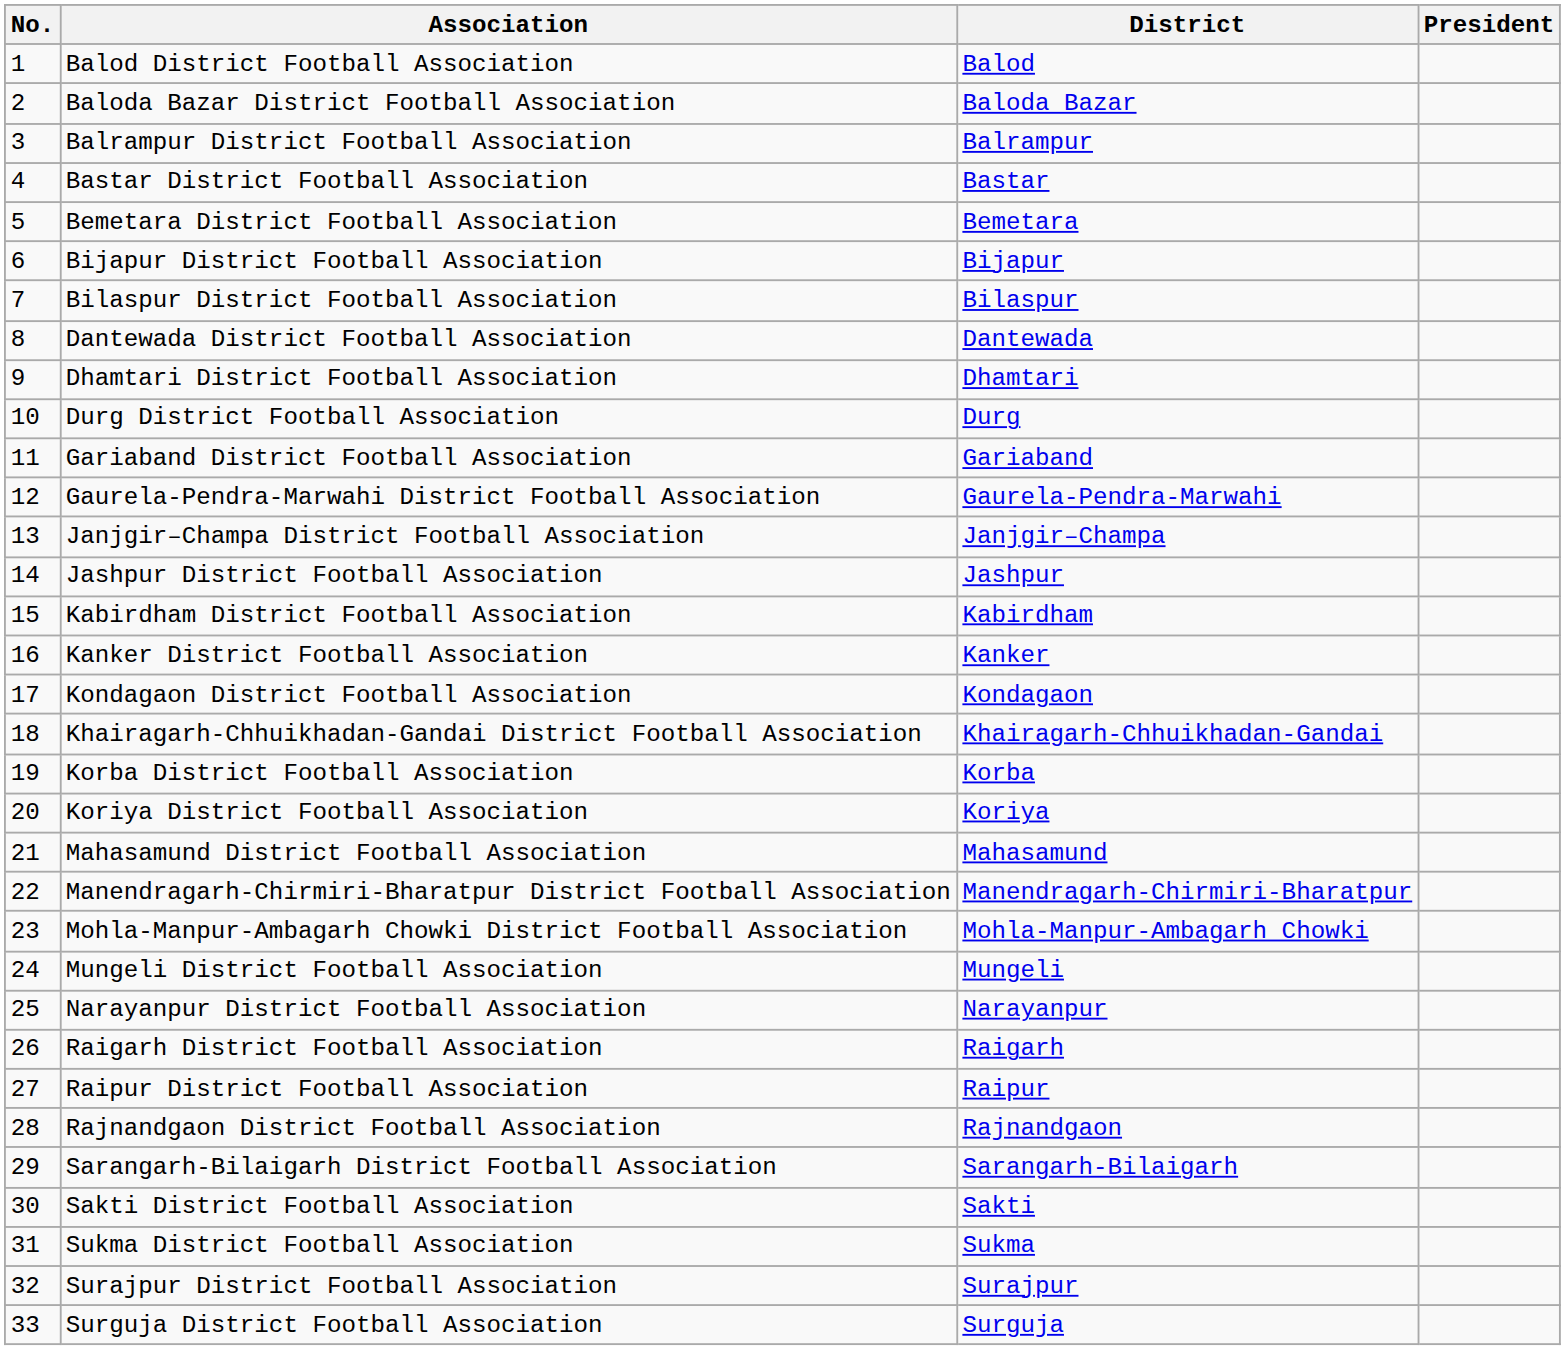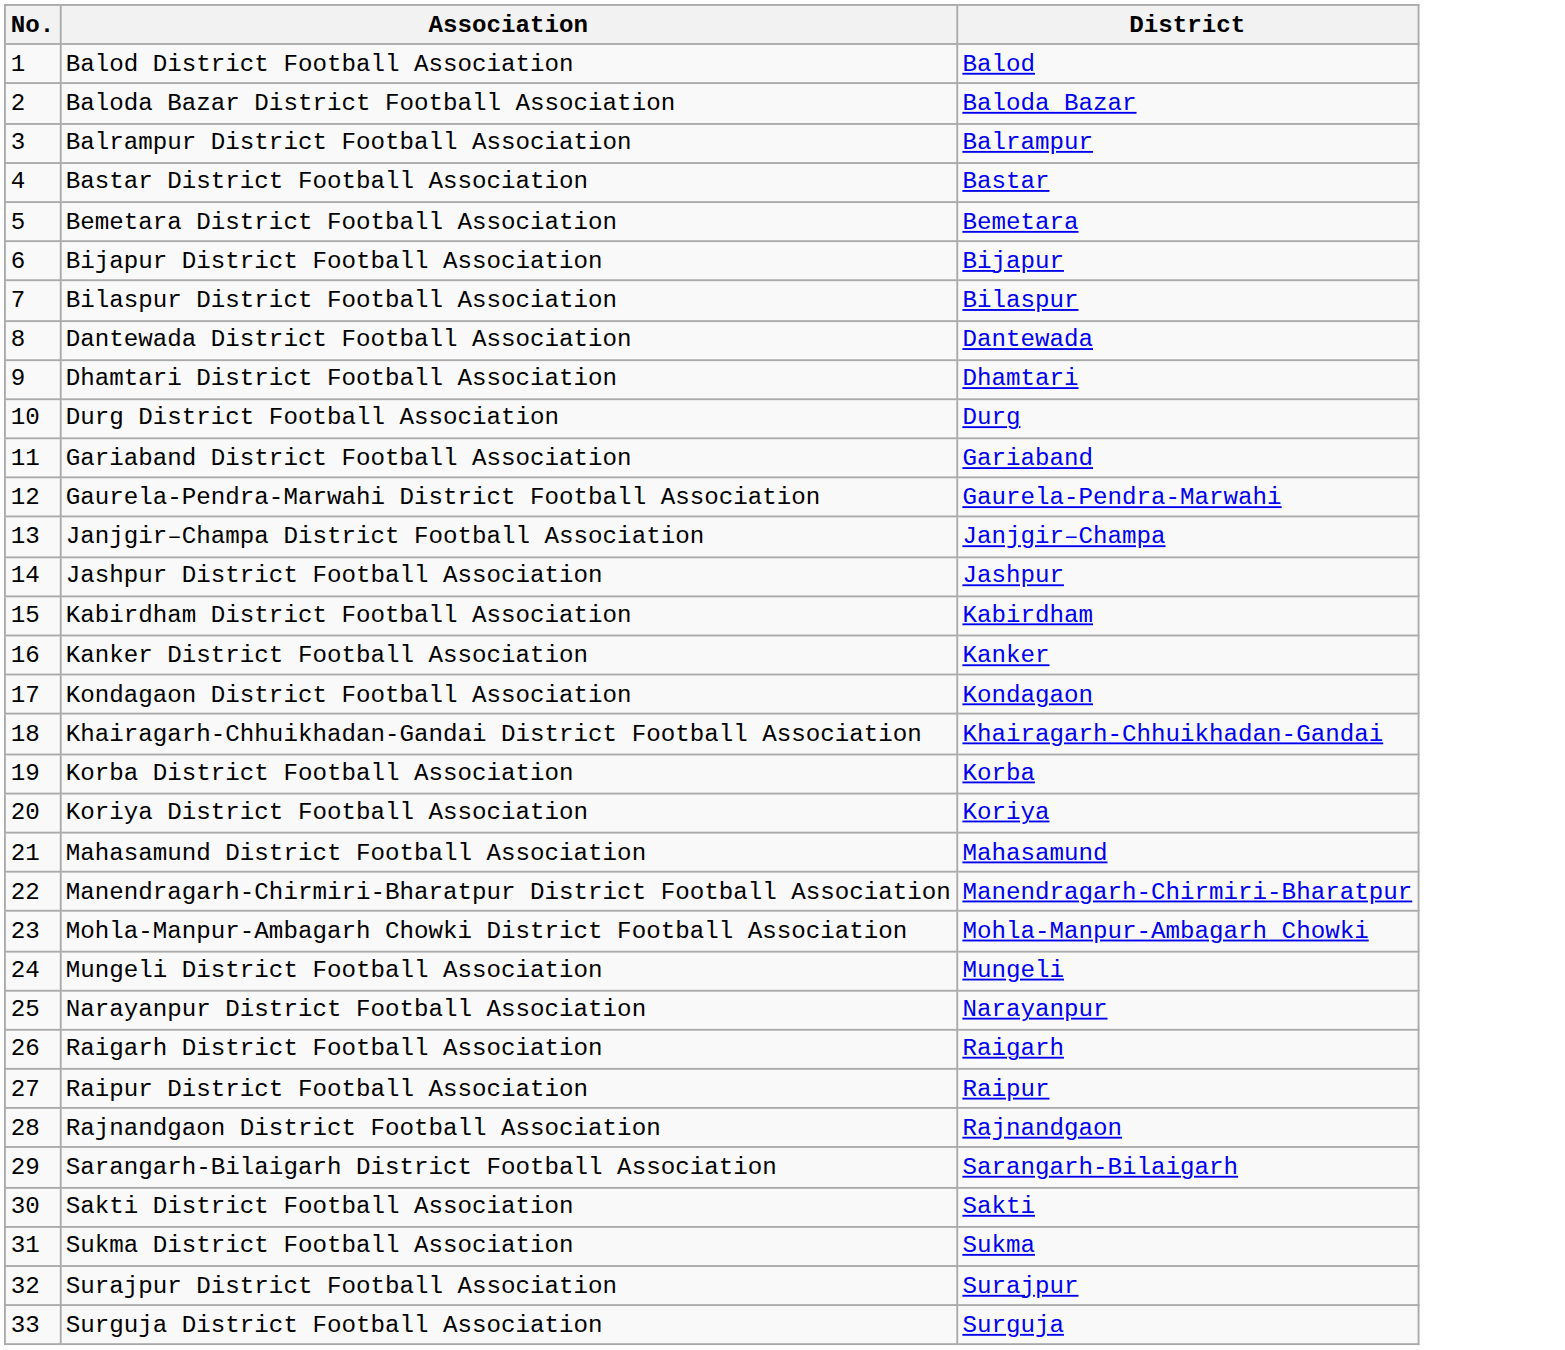- column: (1489, 25)
